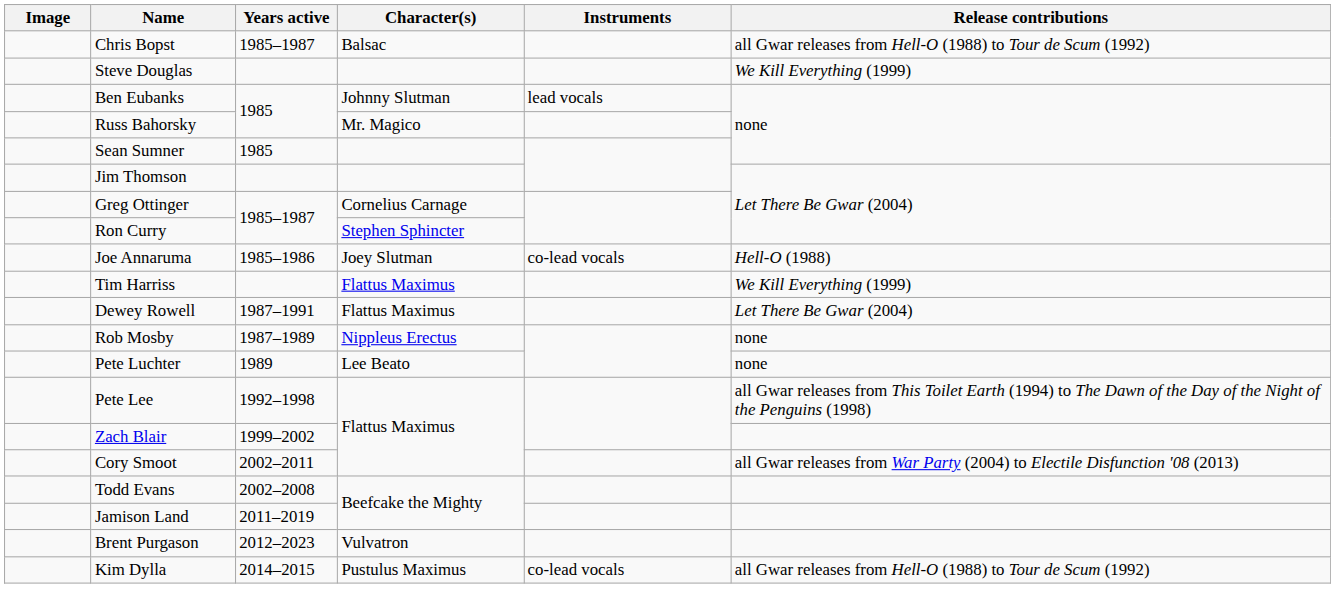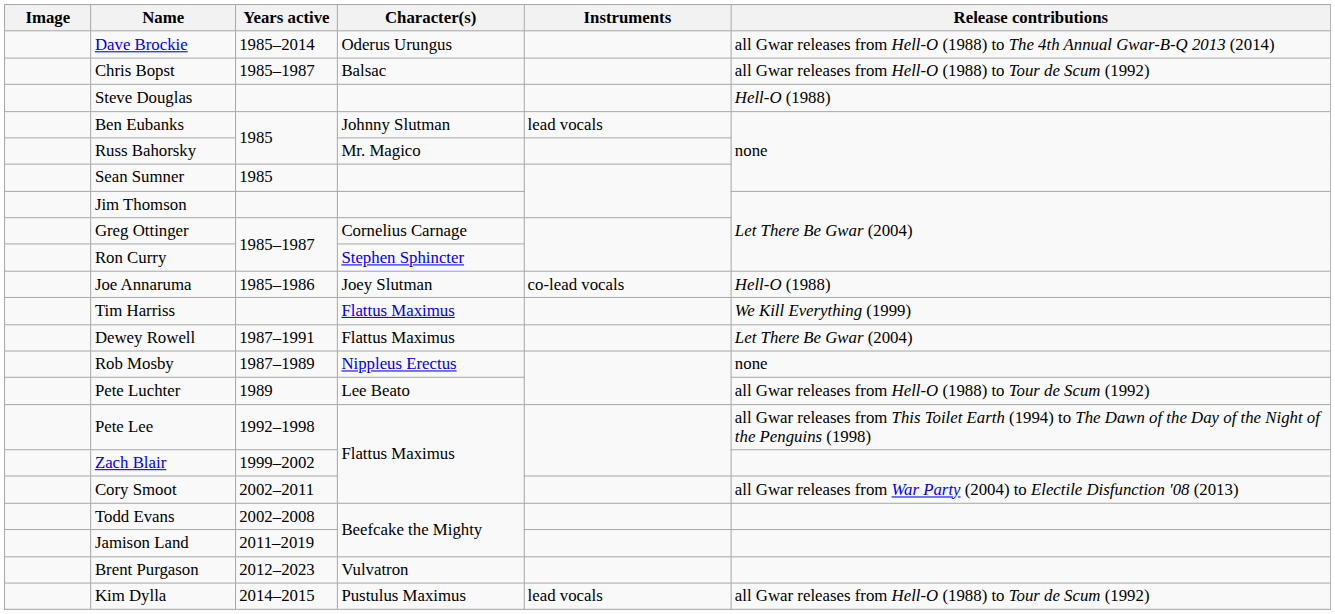+ row: (141, 44)
(823, 71) We Kill Everything (1999) -> (783, 97) Hell-O (1988)
(751, 364) none -> (942, 390) all Gwar releases from Hell-O (1988) to Tour de Scum (1992)
(576, 569) co-lead vocals -> (565, 596) lead vocals
